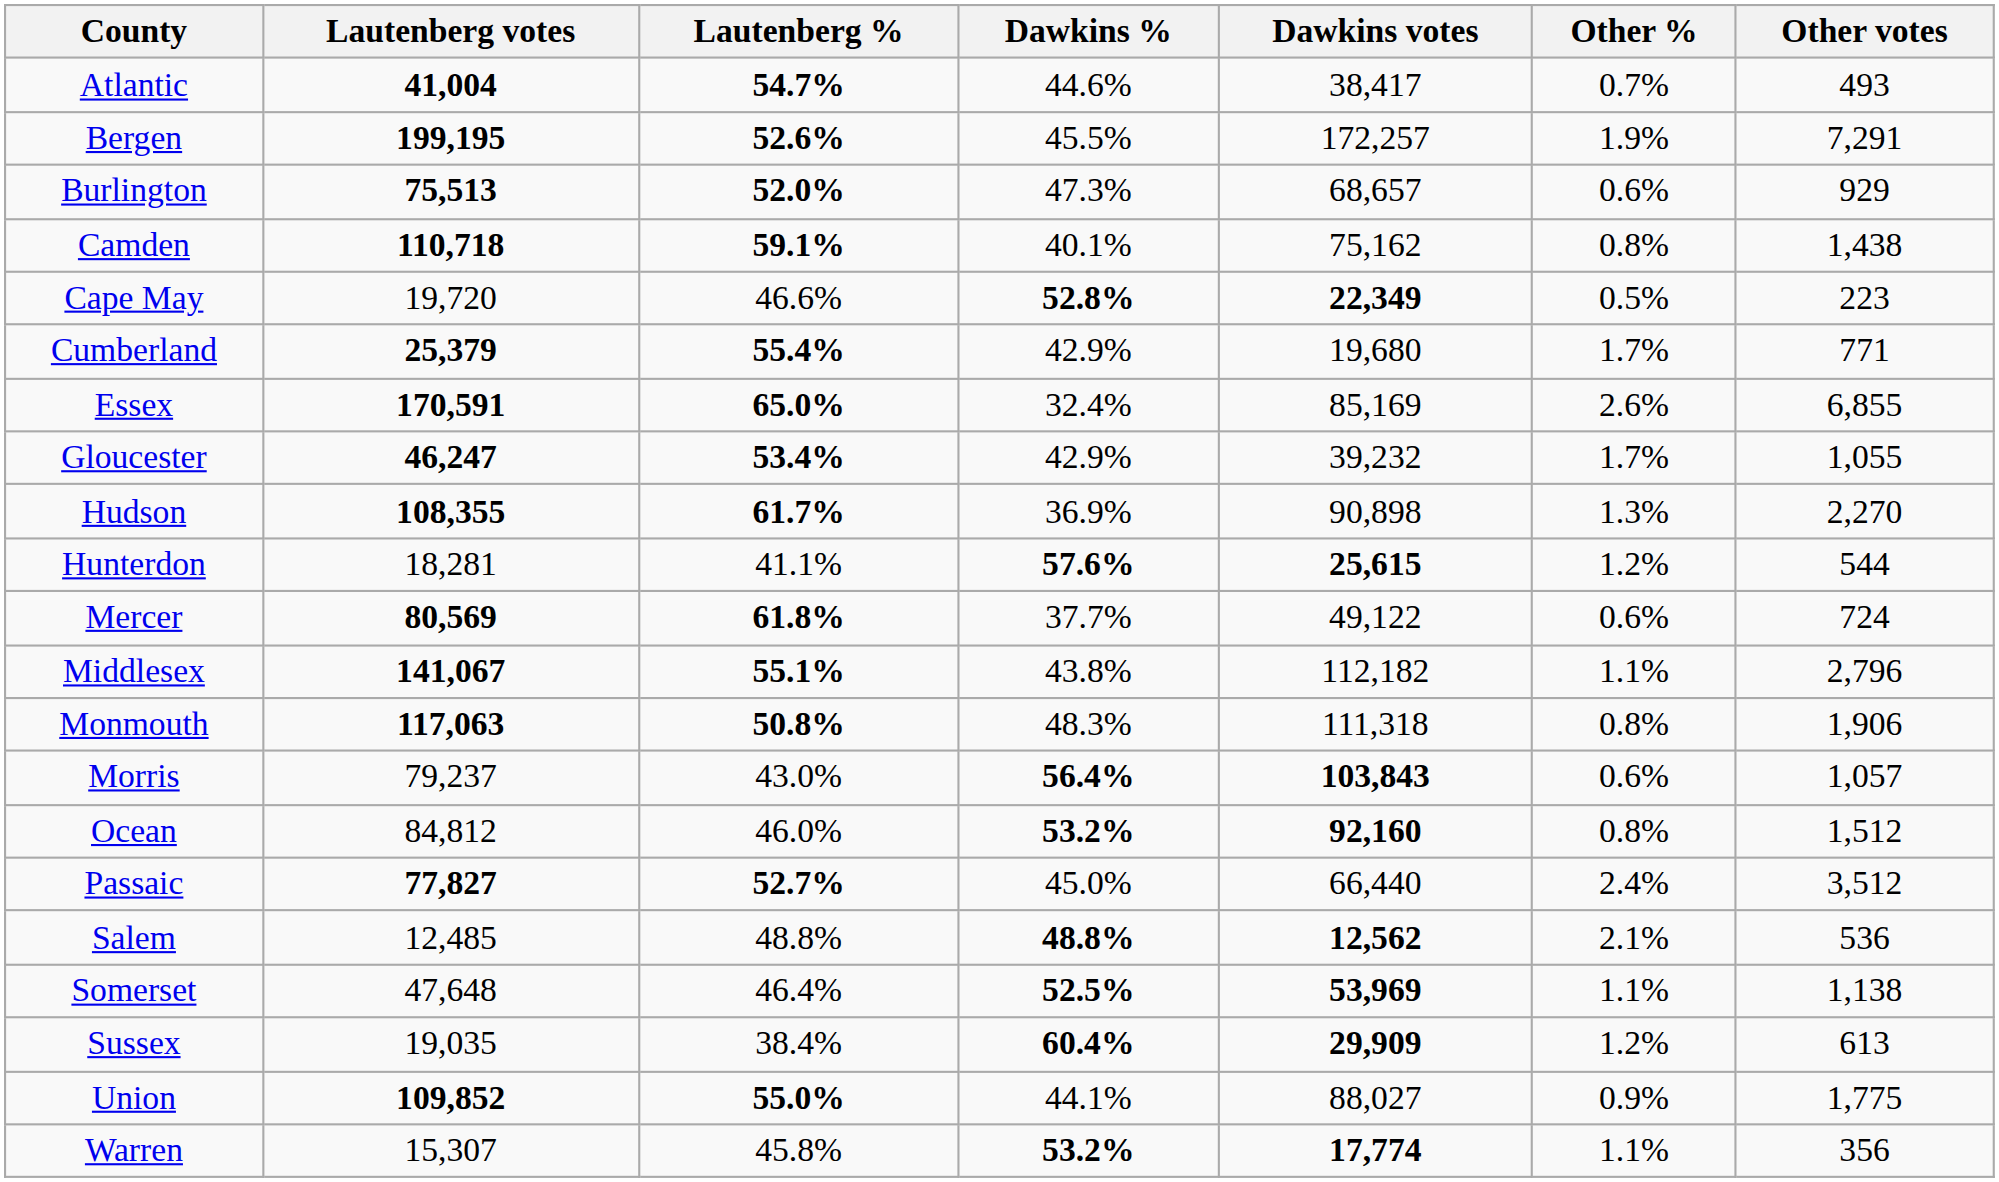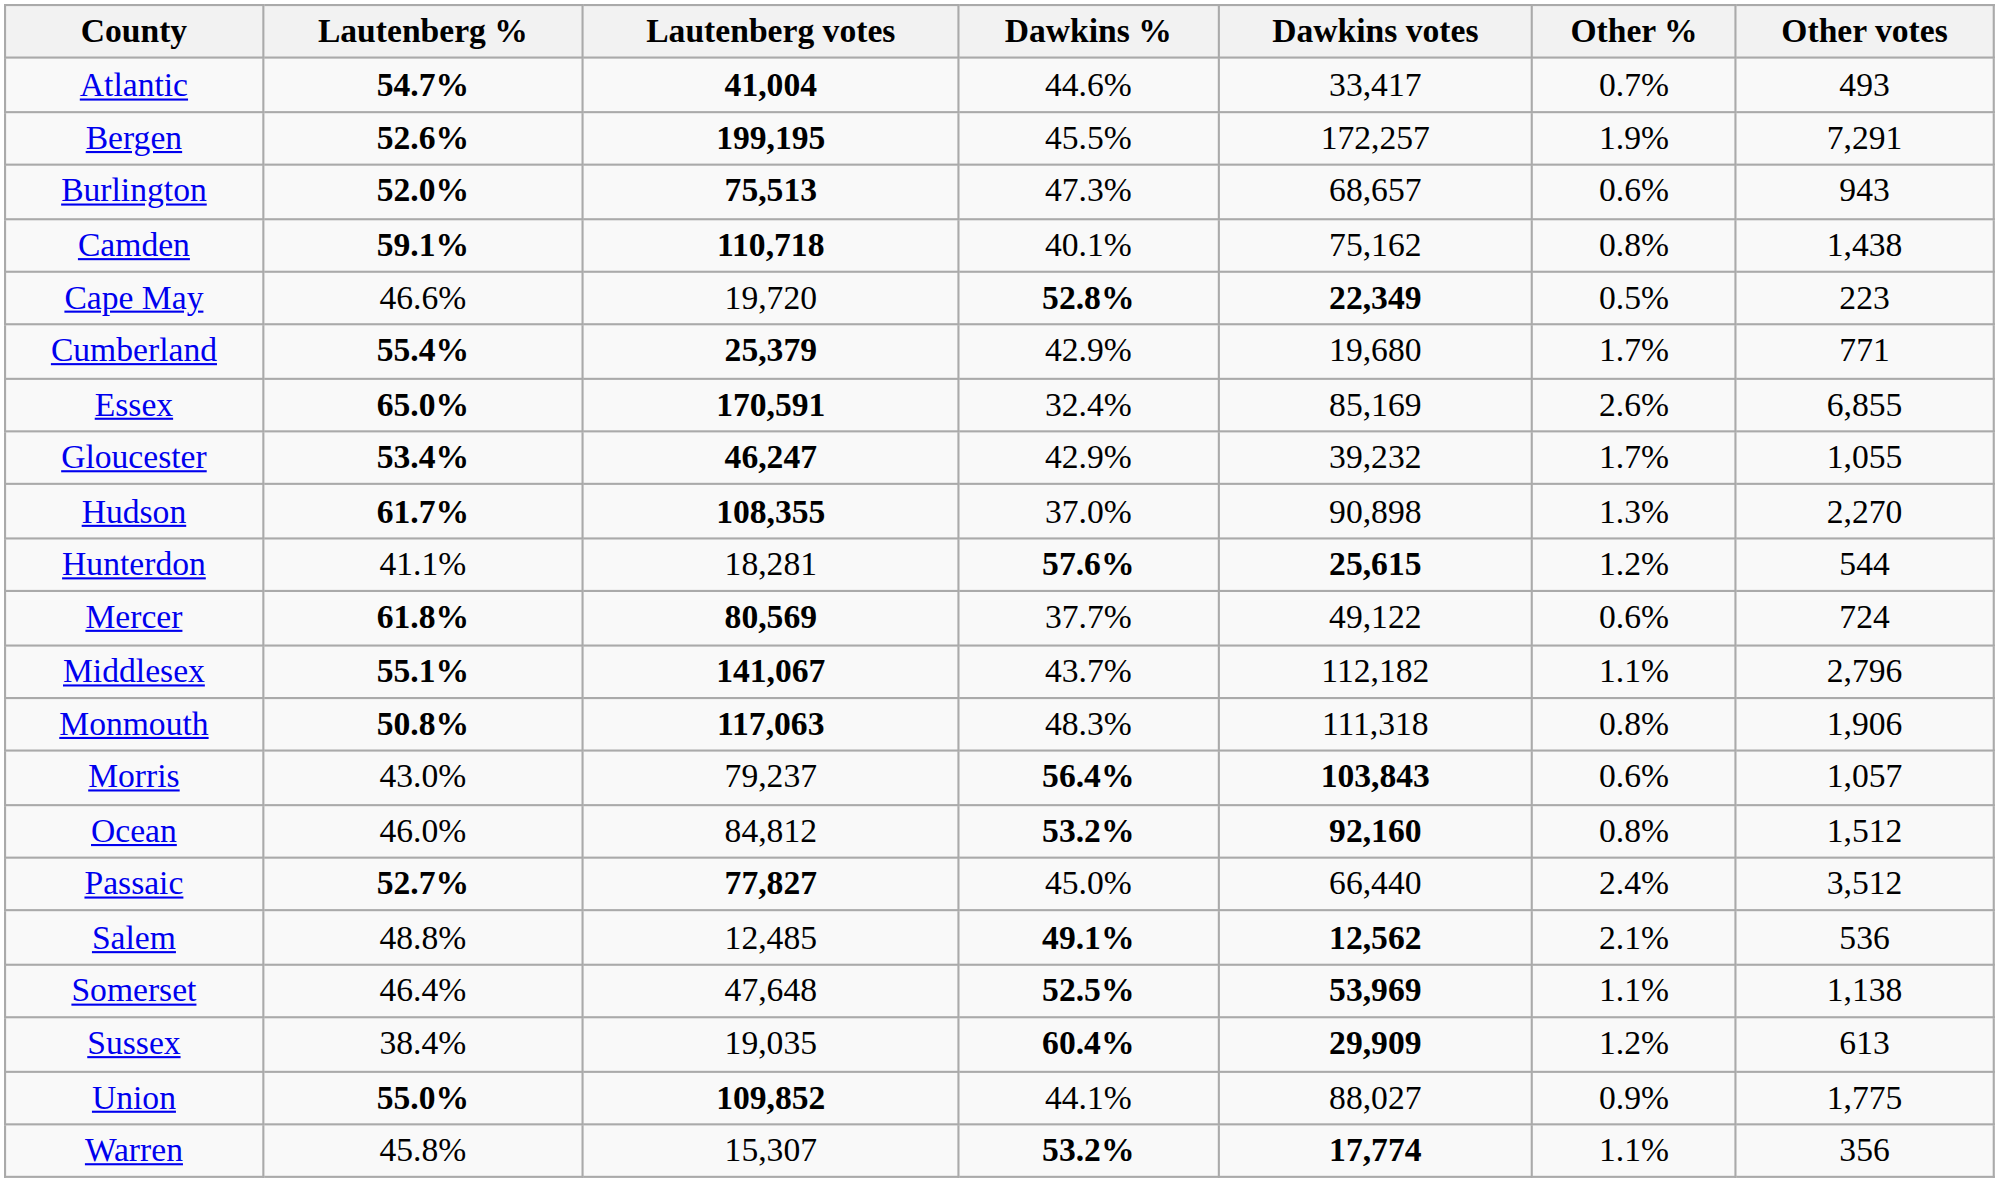columns swapped: (799, 31) <-> (451, 31)
(1375, 84) 38,417 -> (1375, 84) 33,417
(1865, 191) 929 -> (1865, 191) 943
(1088, 510) 36.9% -> (1088, 510) 37.0%
(1088, 670) 43.8% -> (1088, 670) 43.7%
(1088, 937) 48.8% -> (1088, 937) 49.1%
